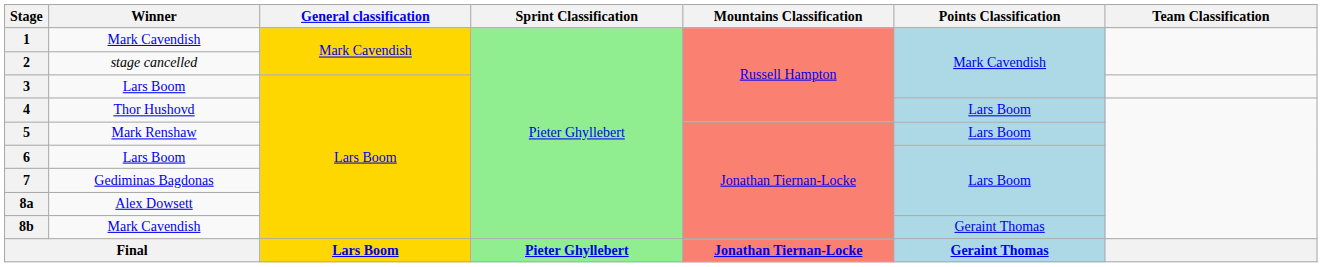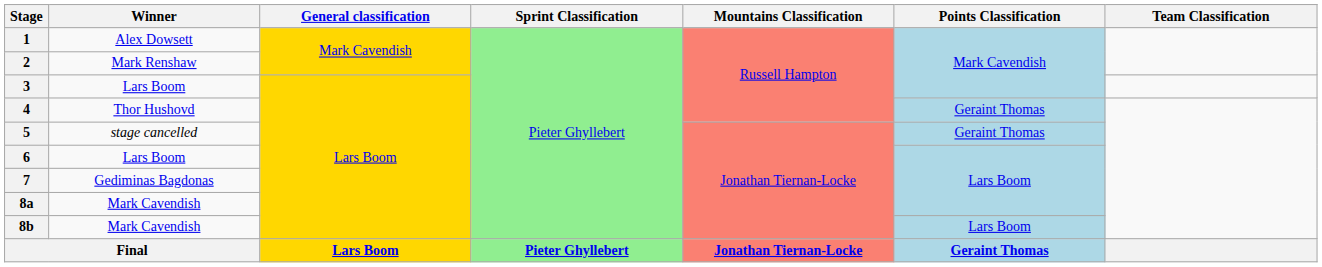(154, 39) Mark Cavendish -> (154, 39) Alex Dowsett
(154, 63) stage cancelled -> (154, 63) Mark Renshaw
(1000, 110) Lars Boom -> (1000, 110) Geraint Thomas
(154, 133) Mark Renshaw -> (154, 133) stage cancelled
(1000, 133) Lars Boom -> (1000, 133) Geraint Thomas
(154, 203) Alex Dowsett -> (154, 203) Mark Cavendish
(1000, 227) Geraint Thomas -> (1000, 227) Lars Boom
